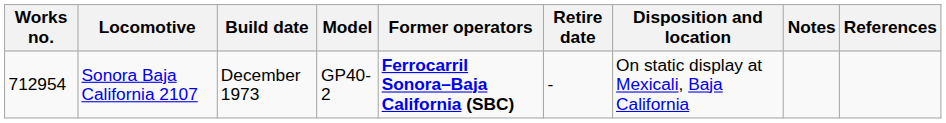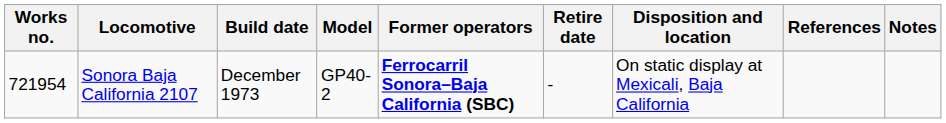columns swapped: (812, 27) <-> (890, 27)
(37, 84) 712954 -> (37, 84) 721954
